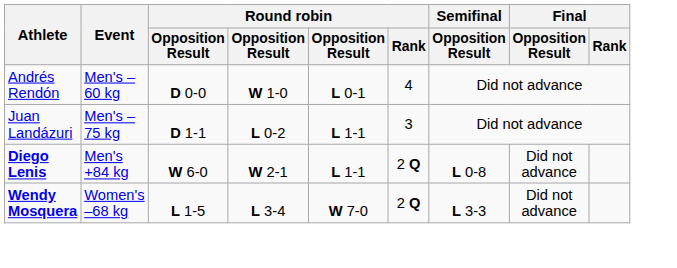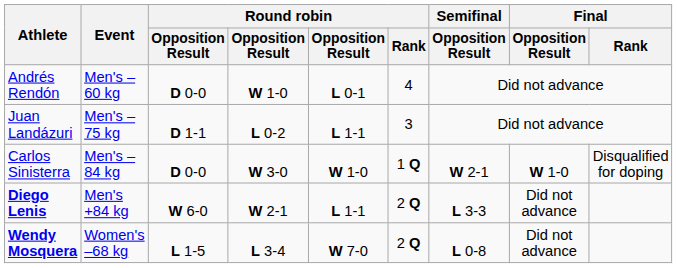+ row: (39, 164)
(469, 172) L 0-8 -> (469, 212) L 3-3
(469, 212) L 3-3 -> (469, 251) L 0-8
